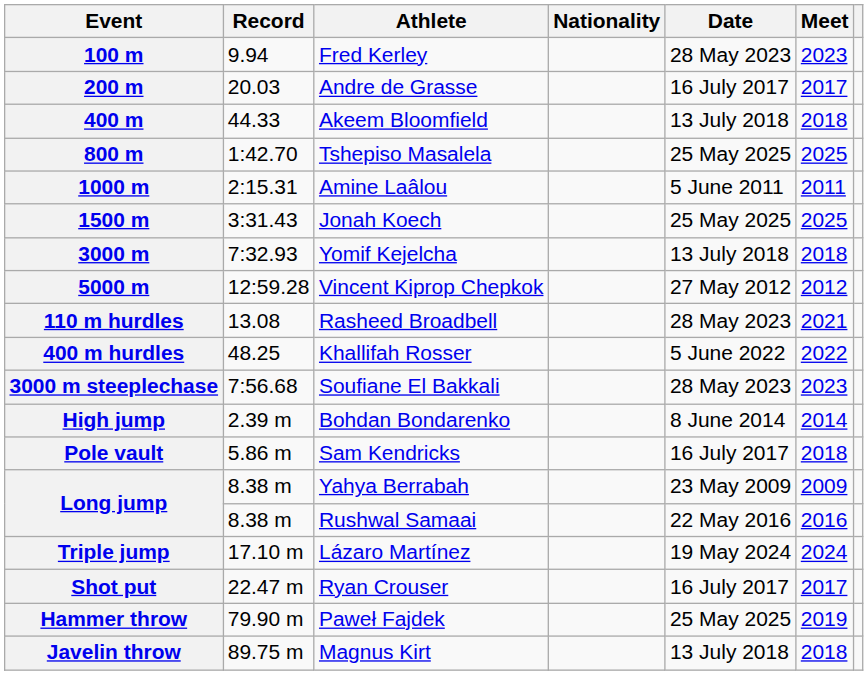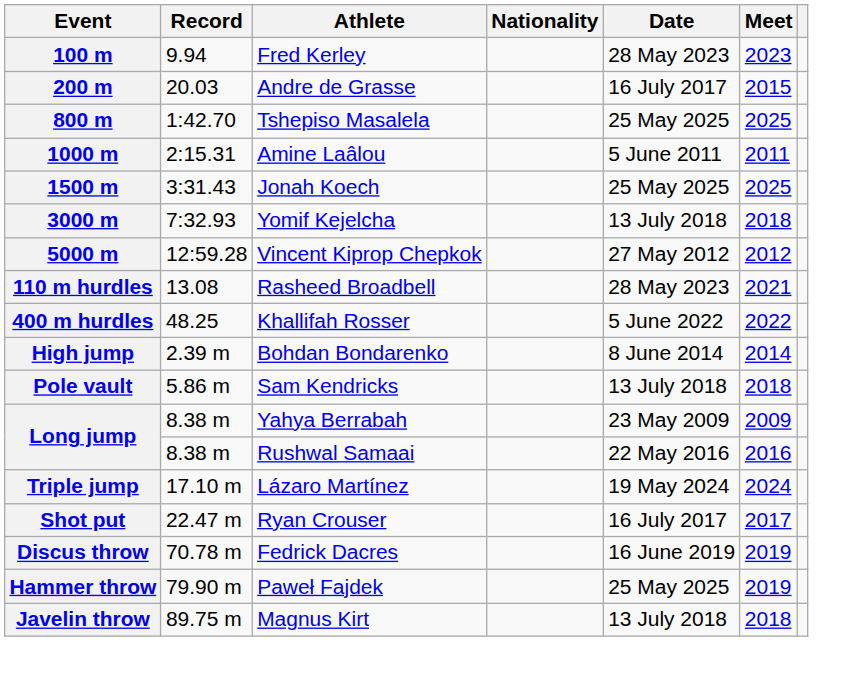(824, 87) 2017 -> (768, 87) 2015
- row: (114, 120)
- row: (114, 386)
(729, 453) 16 July 2017 -> (668, 386) 13 July 2018
+ row: (83, 552)
